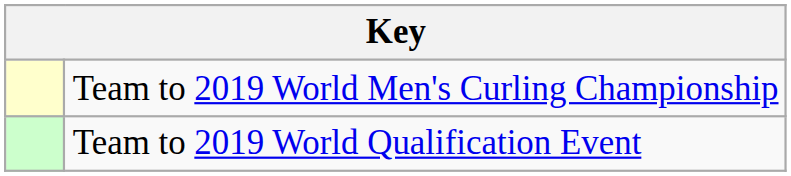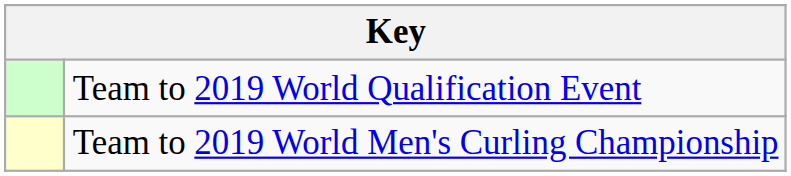rows swapped: (426, 87) <-> (357, 142)
